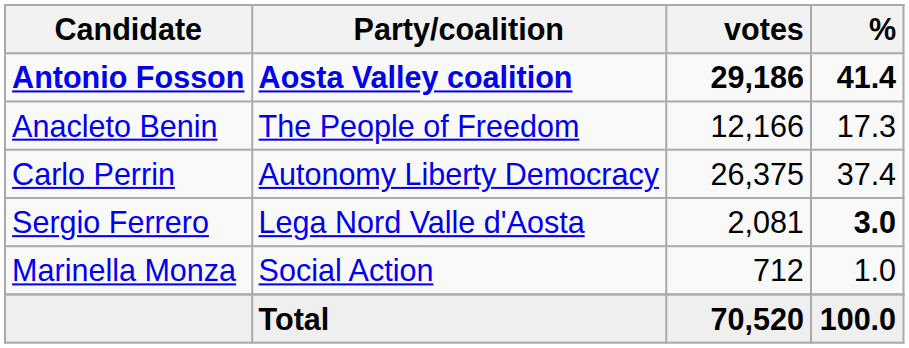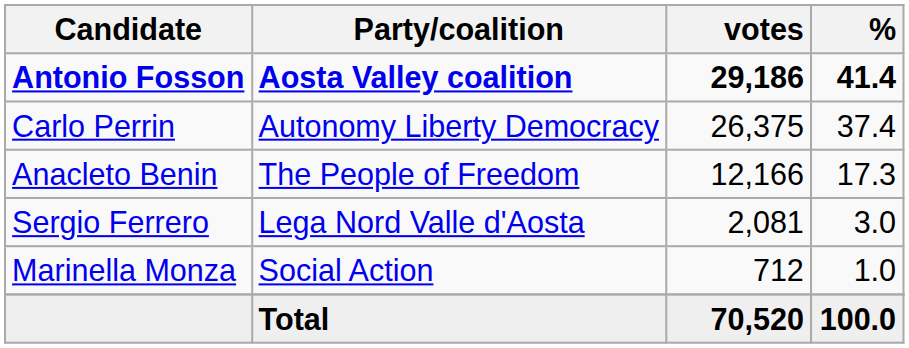rows swapped: (94, 174) <-> (115, 126)
(875, 223) bold -> (875, 223) normal
